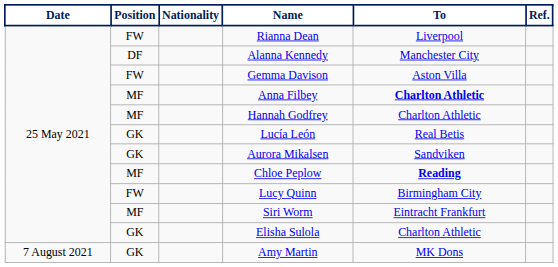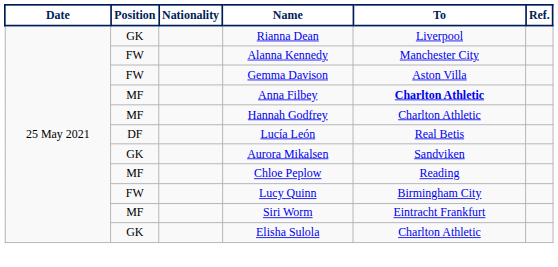(135, 36) FW -> (135, 36) GK
(135, 55) DF -> (135, 55) FW
(135, 134) GK -> (135, 134) DF
(439, 174) bold -> (439, 174) normal
- row: (288, 252)
